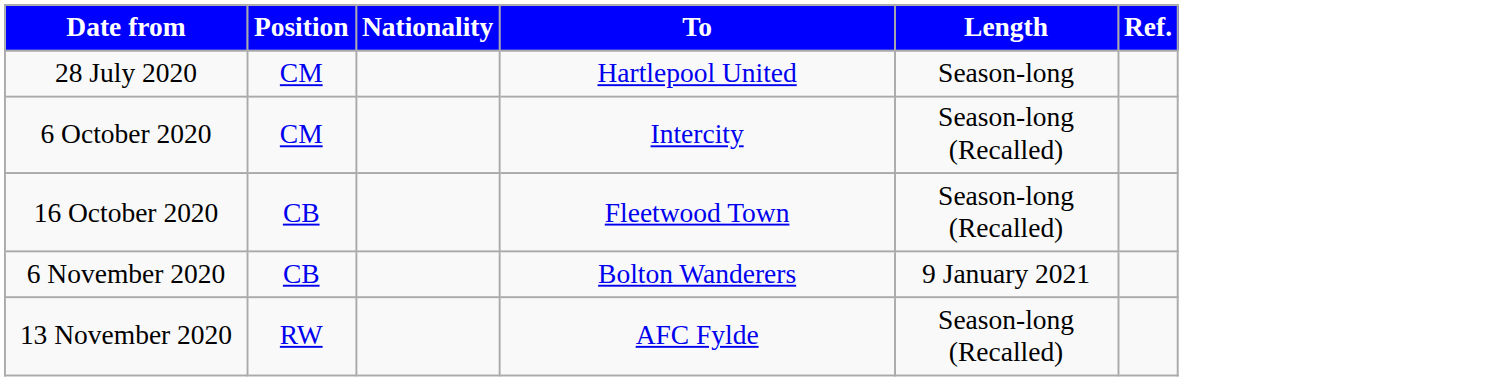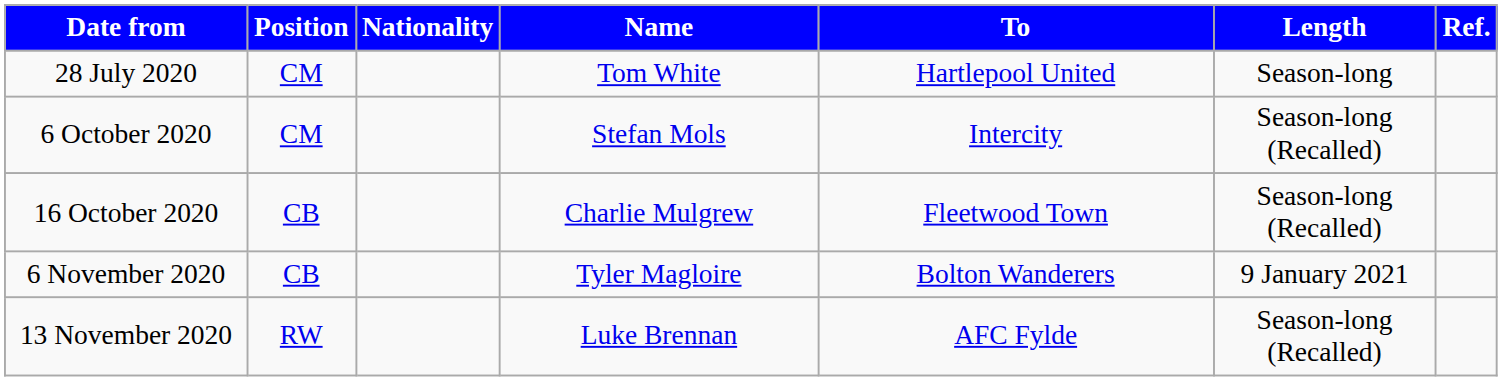+ column: (659, 27)
